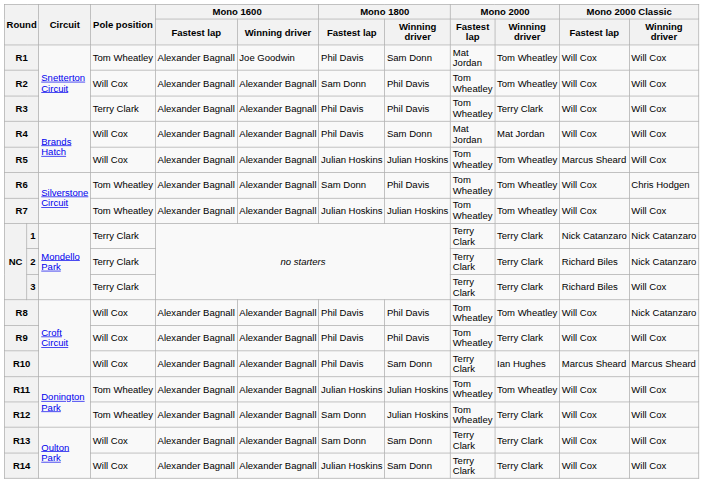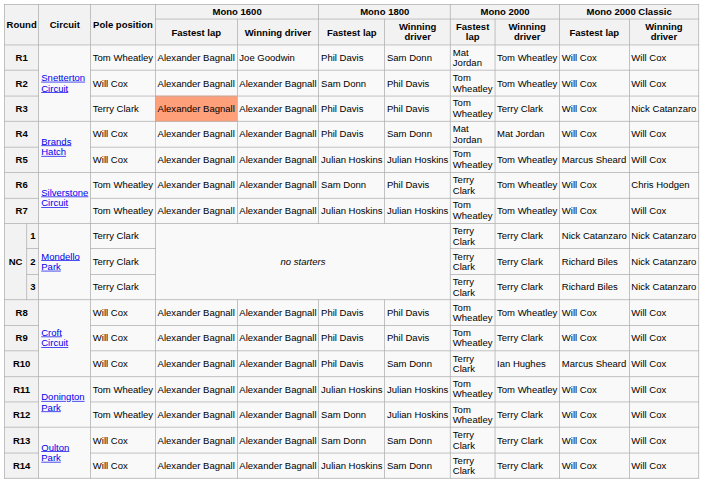(196, 108) no background -> (196, 108) lightsalmon background
(649, 108) Will Cox -> (664, 108) Nick Catanzaro
(473, 185) Tom Wheatley -> (464, 185) Terry Clark
(649, 287) Will Cox -> (664, 287) Nick Catanzaro
(664, 312) Nick Catanzaro -> (649, 312) Will Cox
(664, 363) Marcus Sheard -> (649, 363) Will Cox
